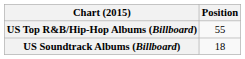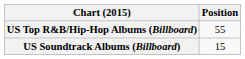(220, 46) 18 -> (220, 46) 15
